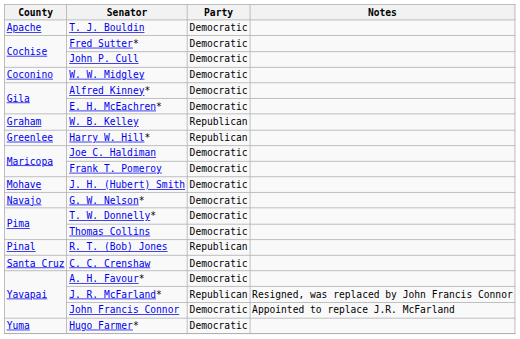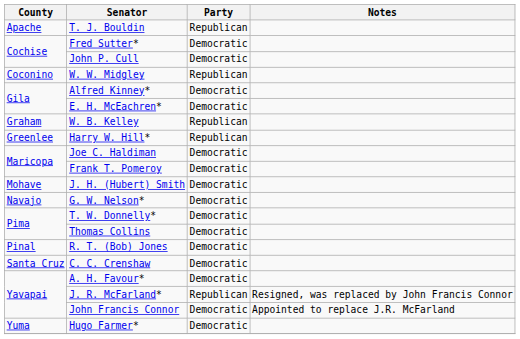(219, 28) Democratic -> (219, 28) Republican
(219, 75) Democratic -> (219, 75) Republican
(219, 247) Republican -> (219, 247) Democratic
